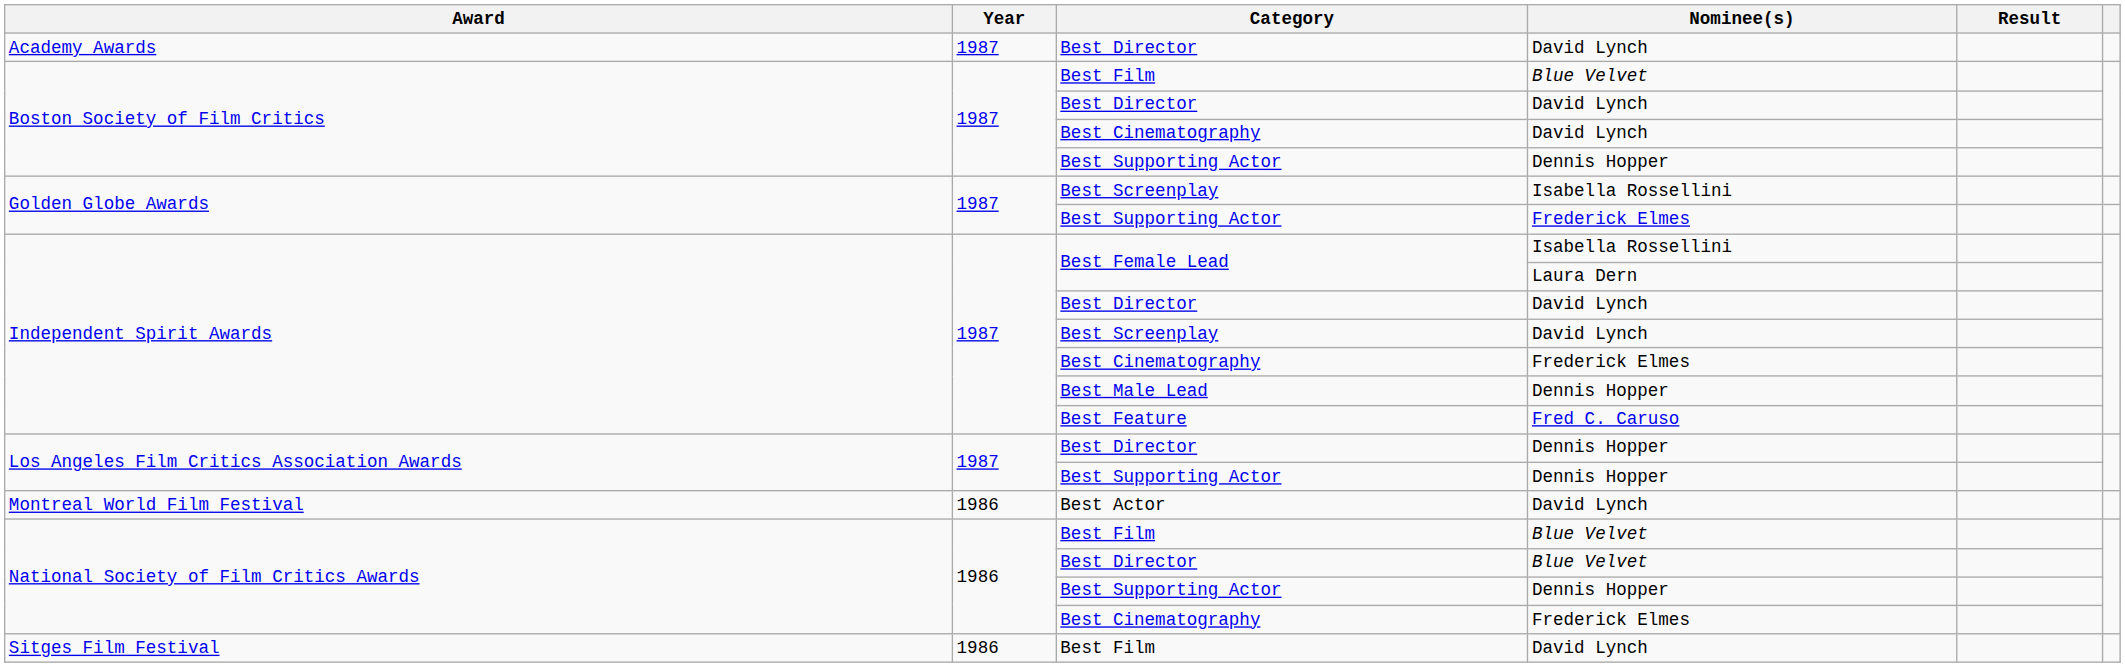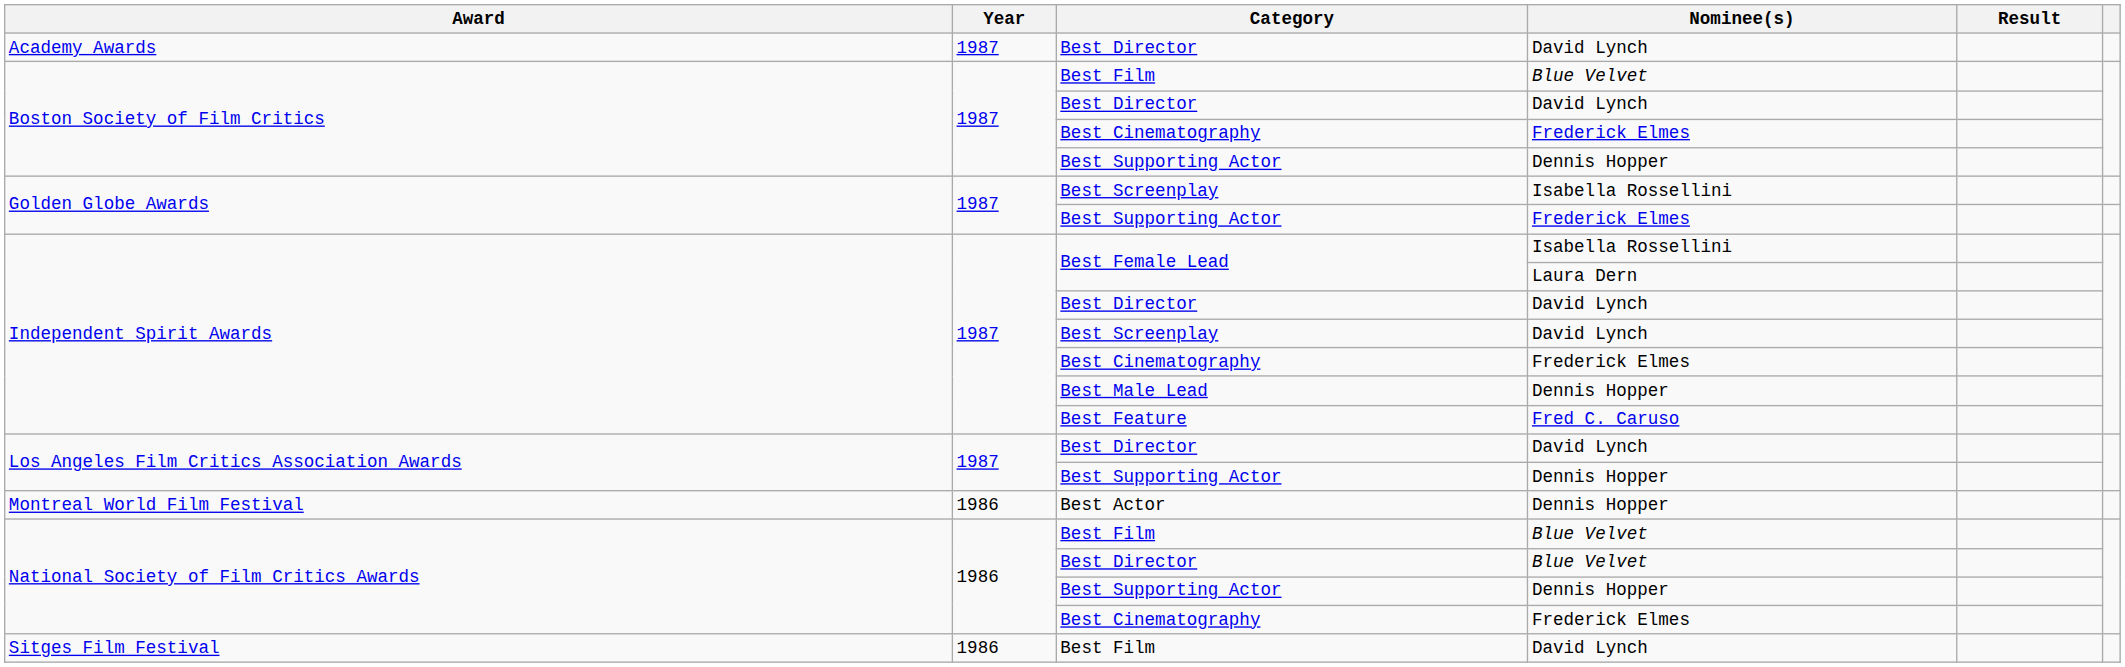(1590, 133) David Lynch -> (1611, 133) Frederick Elmes
(1600, 448) Dennis Hopper -> (1590, 448) David Lynch
(1590, 505) David Lynch -> (1600, 505) Dennis Hopper
